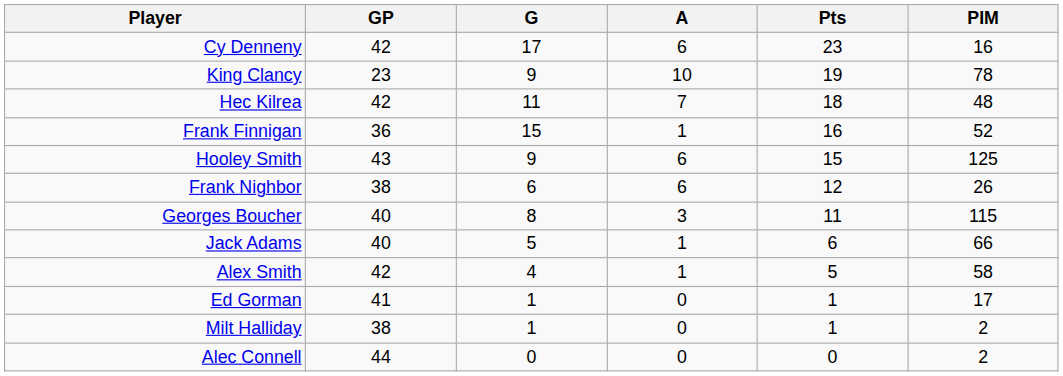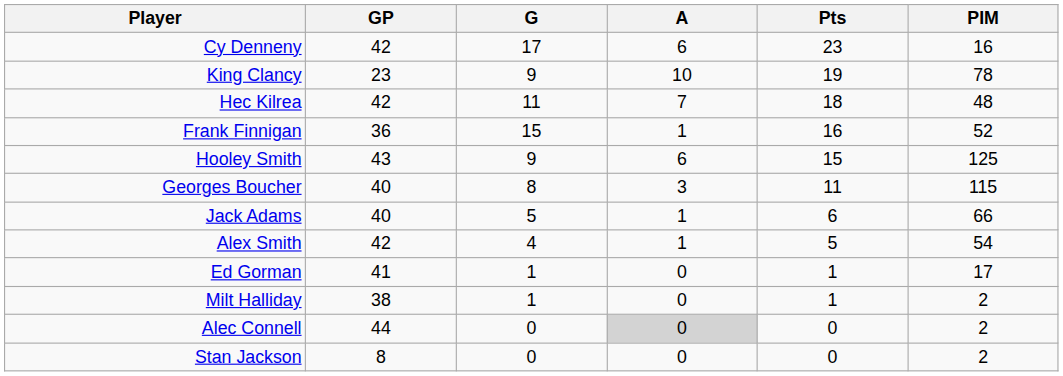- row: (245, 187)
(983, 272) 58 -> (983, 243) 54
(682, 356) no background -> (682, 328) lightgrey background
+ row: (248, 356)
